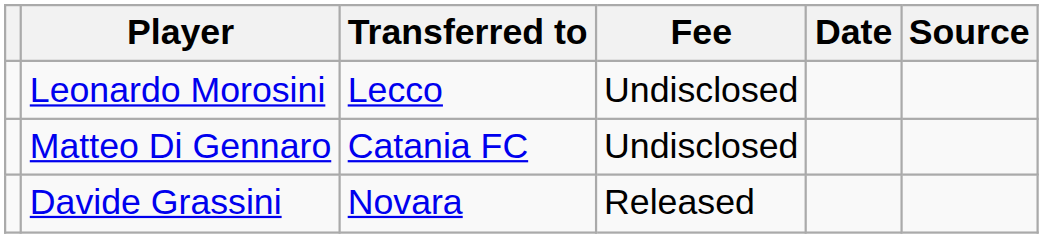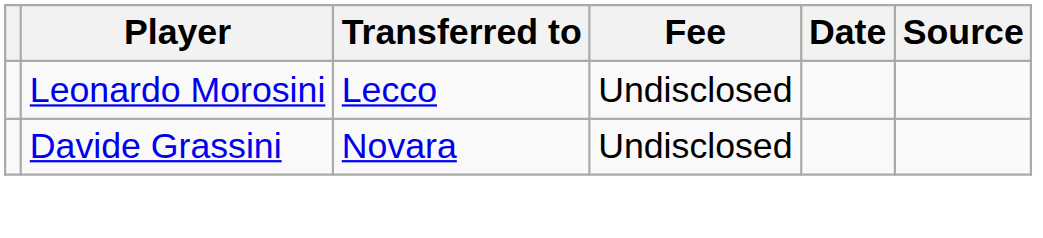- row: (181, 145)
(679, 202) Released -> (695, 145) Undisclosed
